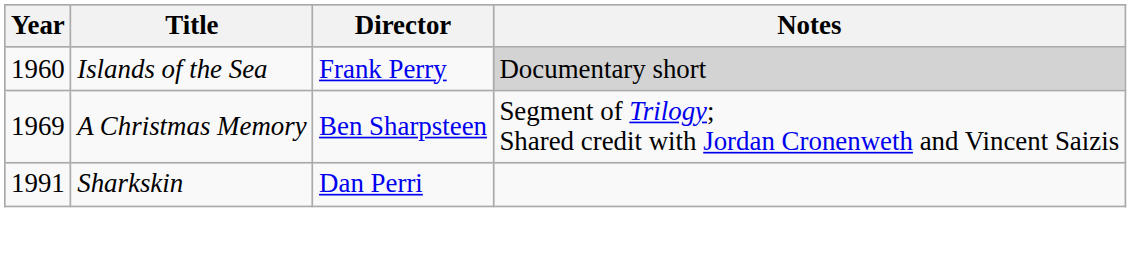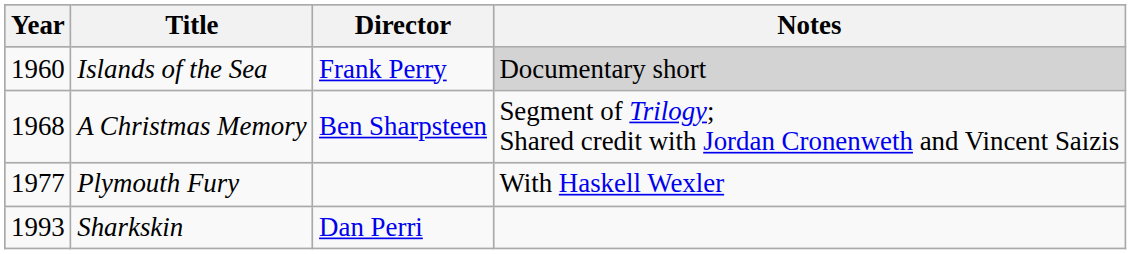(38, 126) 1969 -> (38, 126) 1968
+ row: (158, 183)
(38, 183) 1991 -> (38, 226) 1993
